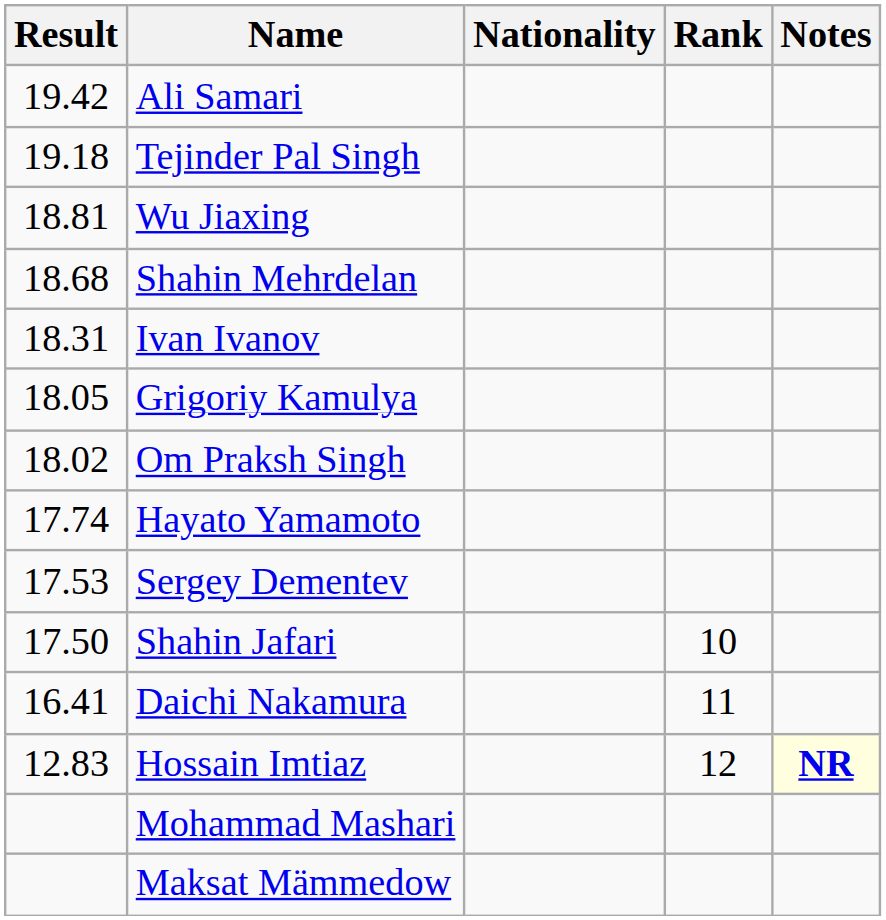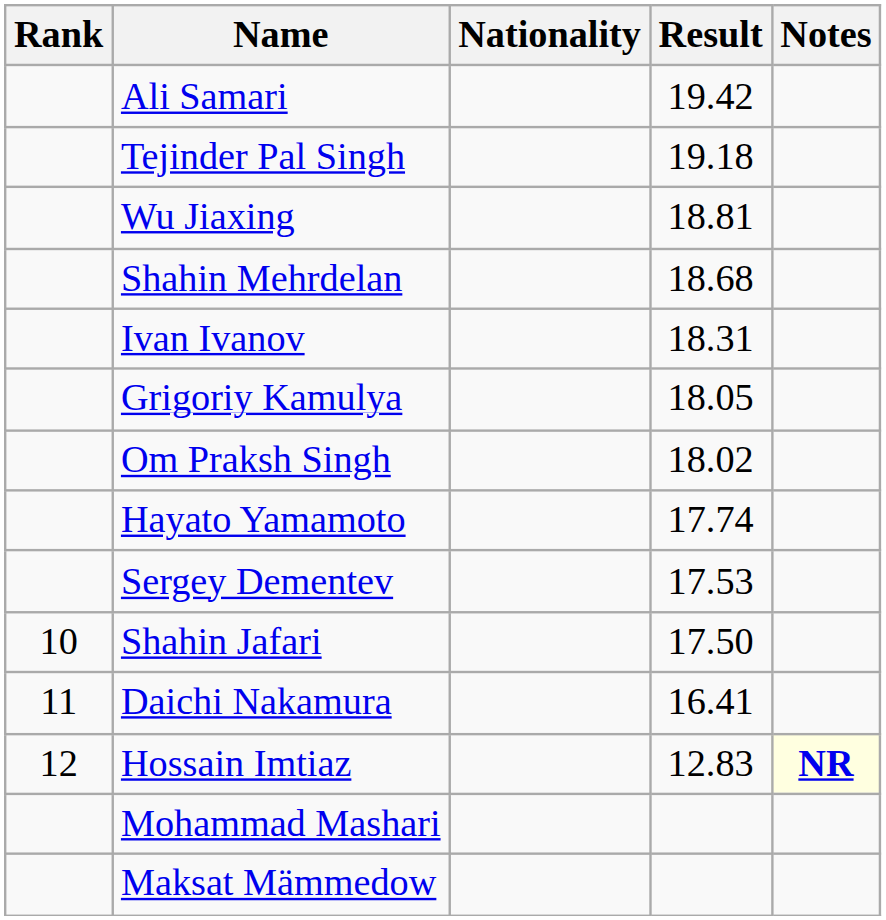columns swapped: (718, 34) <-> (66, 34)
